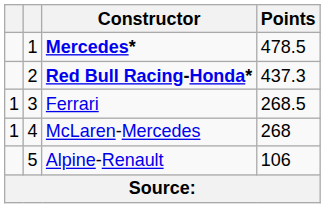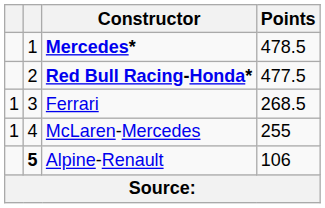(283, 75) 437.3 -> (283, 75) 477.5
(276, 132) 268 -> (276, 132) 255
(32, 160) normal -> (32, 160) bold
